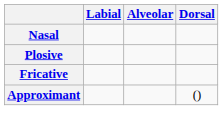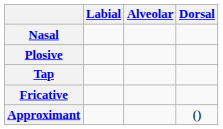+ row: (44, 74)
